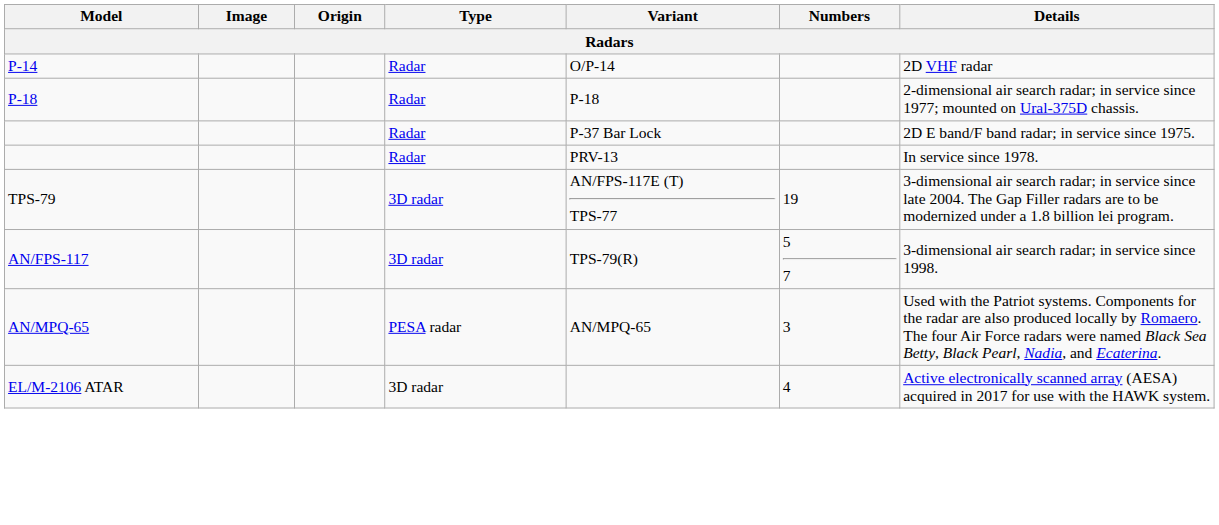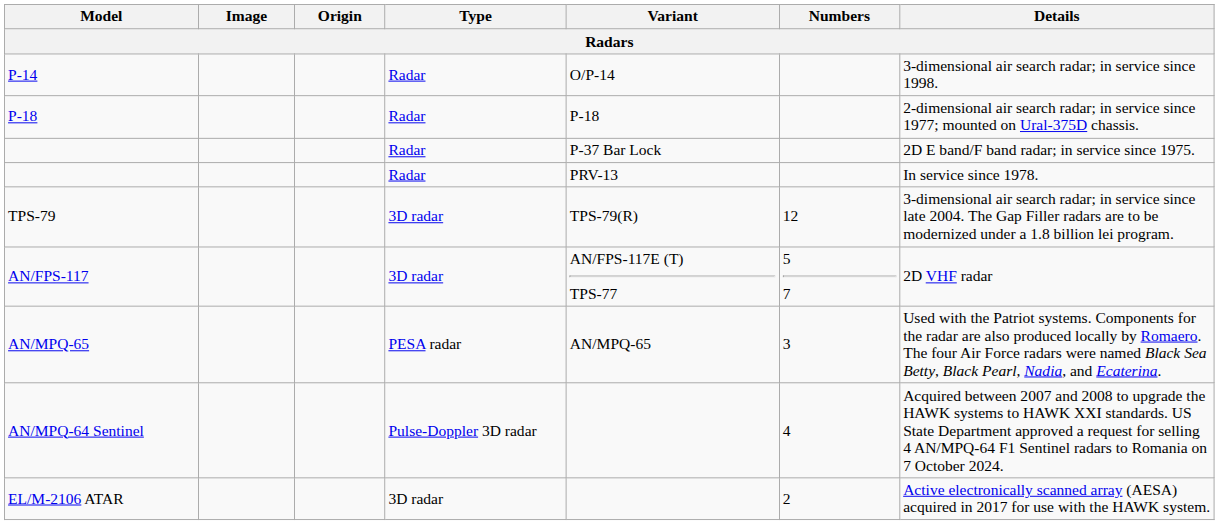(948, 66) 2D VHF radar -> (1049, 74) 3-dimensional air search radar; in service since 1998.
(673, 199) AN/FPS-117E (T) TPS-77 -> (604, 216) TPS-79(R)
(790, 199) 19 -> (790, 216) 12
(604, 258) TPS-79(R) -> (673, 276) AN/FPS-117E (T) TPS-77
(1049, 258) 3-dimensional air search radar; in service since 1998. -> (948, 276) 2D VHF radar
+ row: (76, 430)
(787, 386) 4 -> (787, 498) 2
